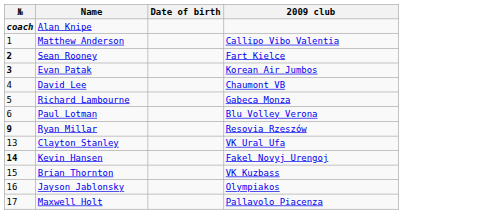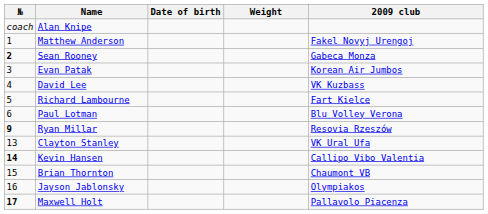+ column: (266, 12)
(20, 26) bold -> (20, 26) normal
(282, 41) Callipo Vibo Valentia -> (362, 41) Fakel Novyj Urengoj
(255, 56) Fart Kielce -> (343, 56) Gabeca Monza
(9, 70) bold -> (9, 70) normal
(255, 85) Chaumont VB -> (338, 85) VK Kuzbass
(258, 99) Gabeca Monza -> (340, 99) Fart Kielce
(277, 158) Fakel Novyj Urengoj -> (367, 158) Callipo Vibo Valentia
(253, 172) VK Kuzbass -> (340, 172) Chaumont VB
(12, 202) normal -> (12, 202) bold
